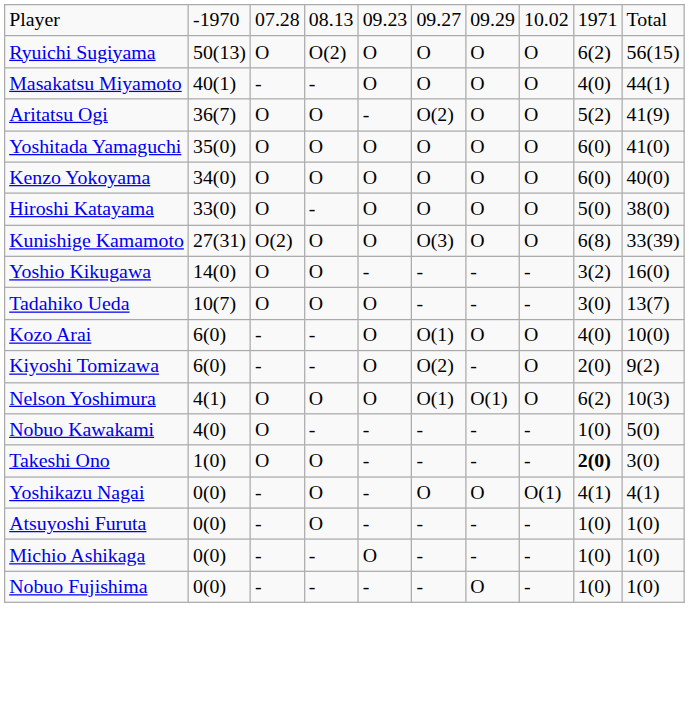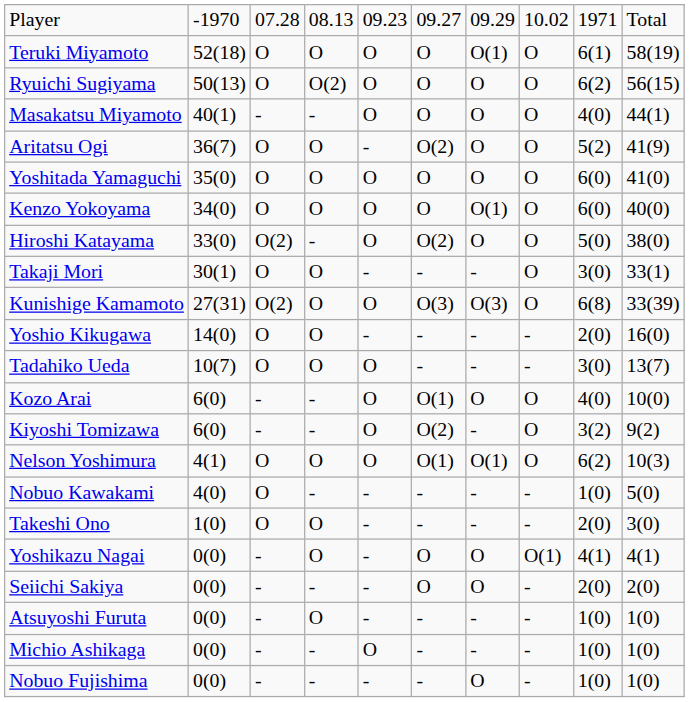+ row: (79, 51)
(477, 177) O -> (489, 209) O(1)
(262, 209) O -> (274, 240) O(2)
(424, 209) O -> (435, 240) O(2)
+ row: (56, 271)
(477, 240) O -> (489, 303) O(3)
(594, 271) 3(2) -> (594, 334) 2(0)
(594, 366) 2(0) -> (594, 429) 3(2)
(594, 460) bold -> (594, 523) normal
+ row: (66, 586)
